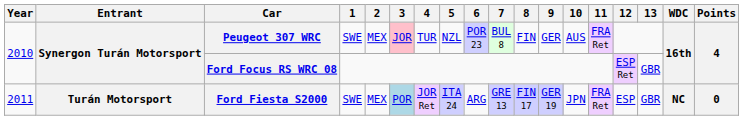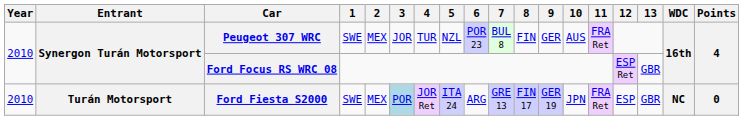(402, 38) pink background -> (402, 38) no background
(20, 100) 2011 -> (20, 100) 2010
